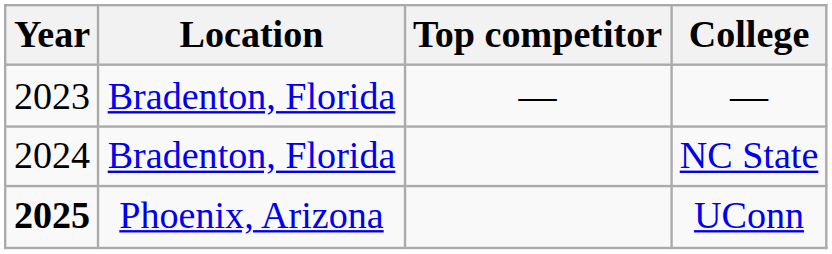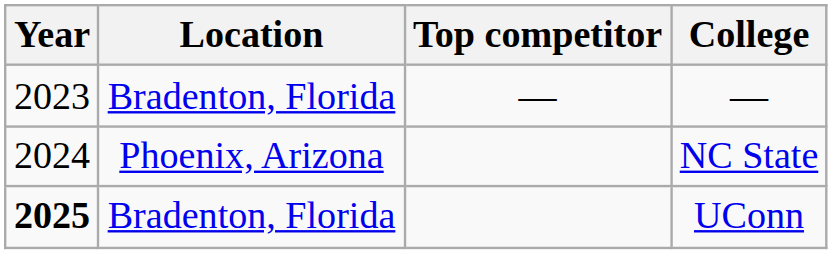(252, 155) Bradenton, Florida -> (252, 155) Phoenix, Arizona
(252, 215) Phoenix, Arizona -> (252, 215) Bradenton, Florida
